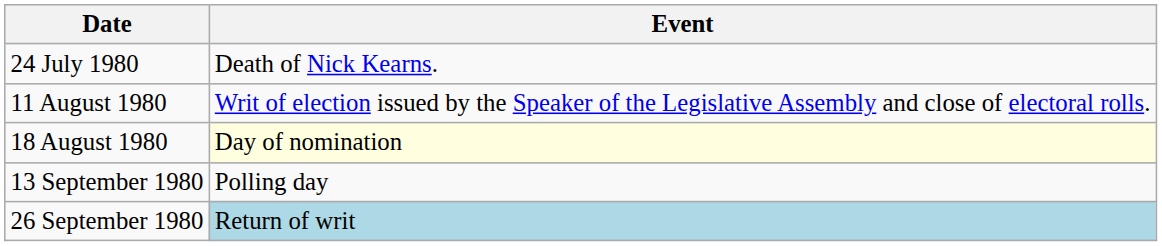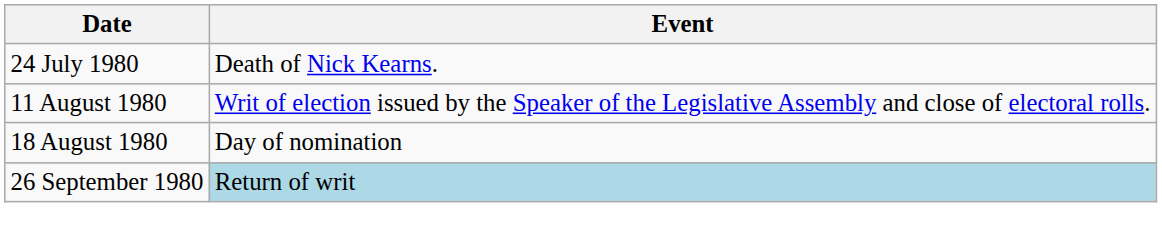(308, 142) lightyellow background -> (308, 142) no background
- row: (107, 181)
